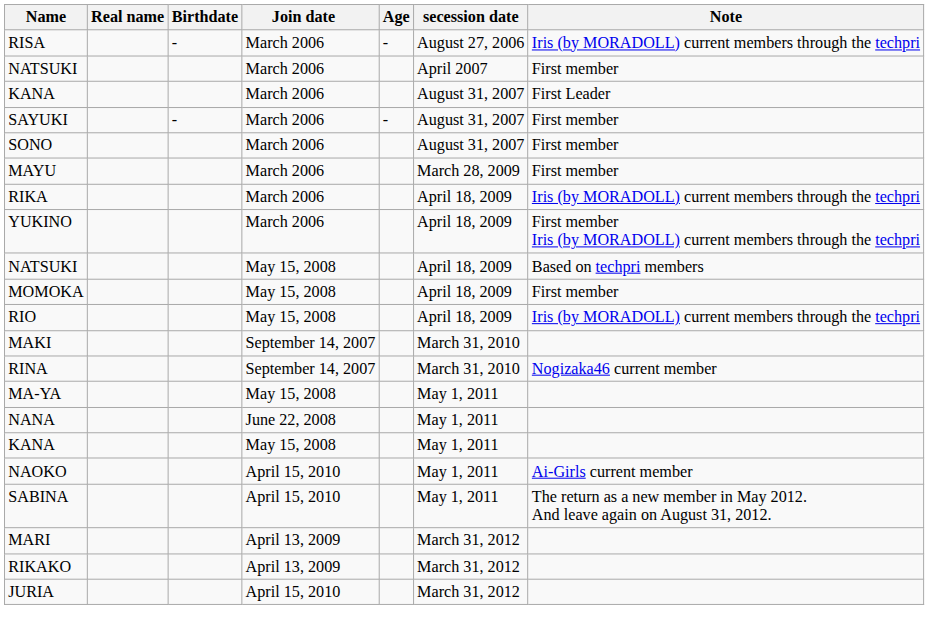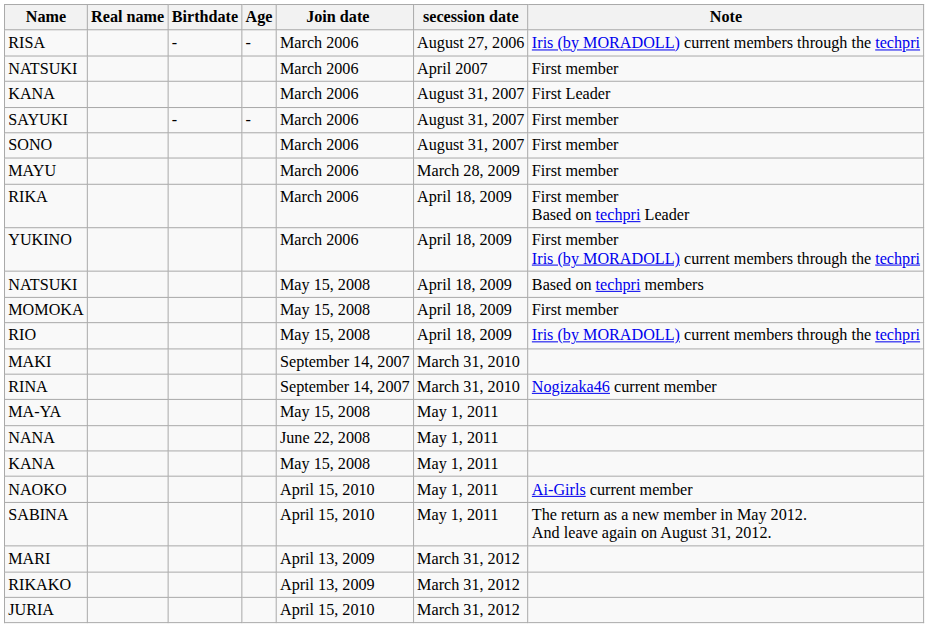columns swapped: (396, 17) <-> (303, 17)
(726, 196) Iris (by MORADOLL) current members through the techpri -> (611, 205) First member Based on techpri Leader
